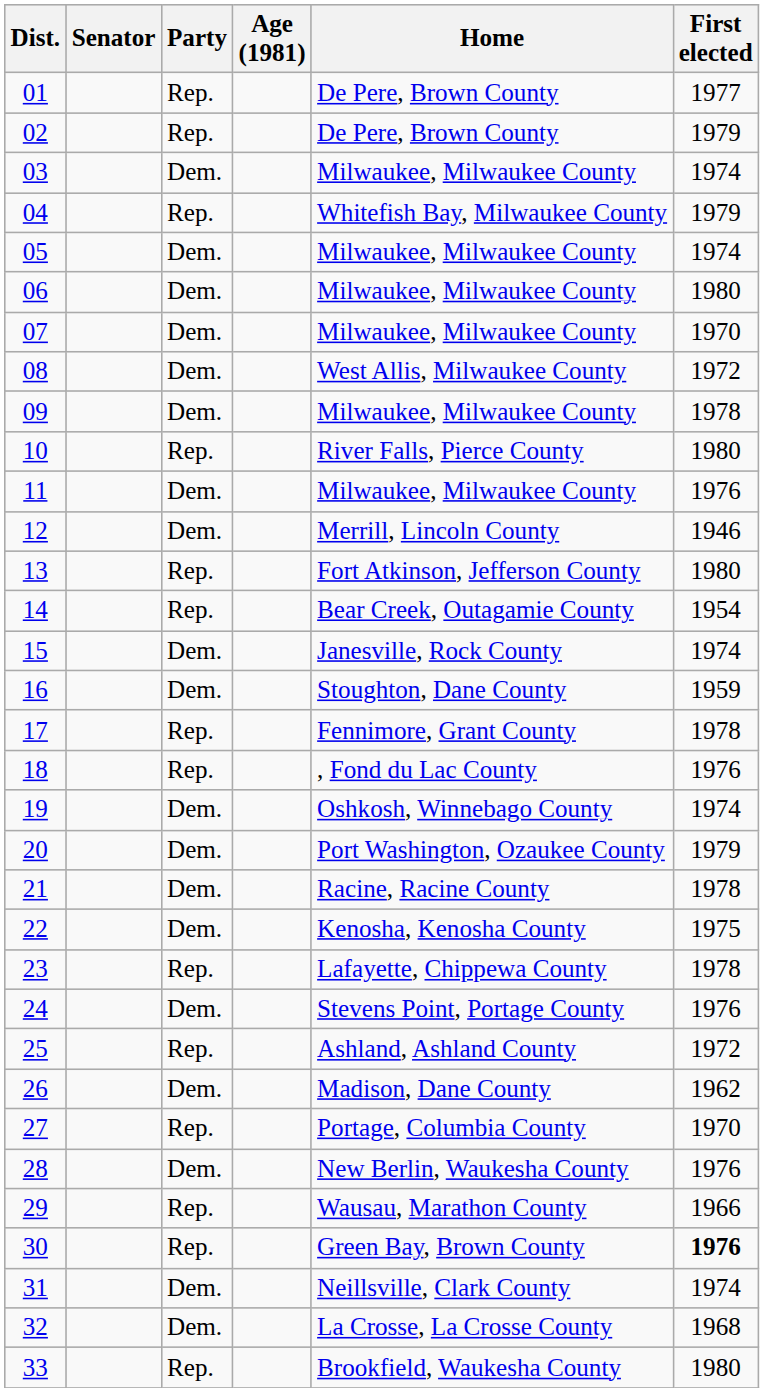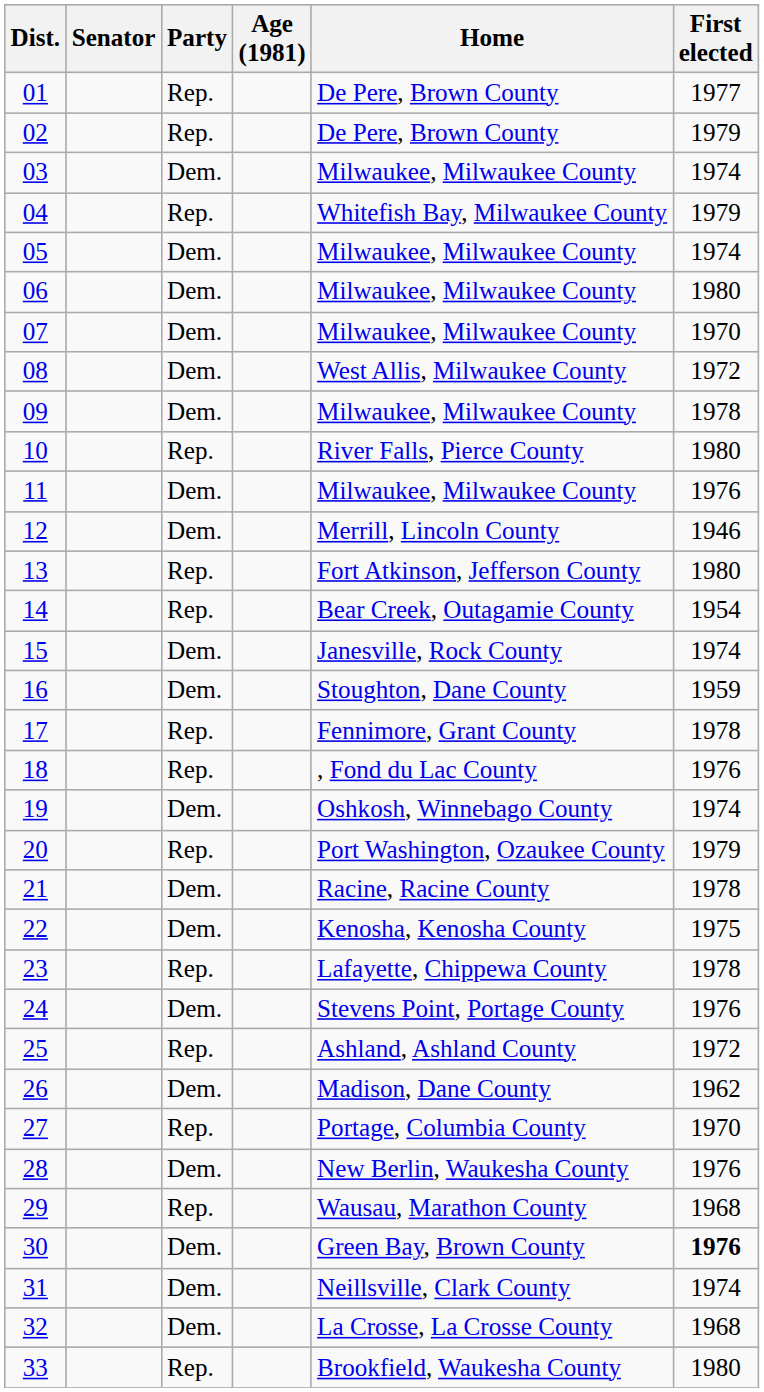(195, 849) Dem. -> (190, 849) Rep.
(716, 1208) 1966 -> (716, 1208) 1968
(190, 1247) Rep. -> (195, 1247) Dem.
